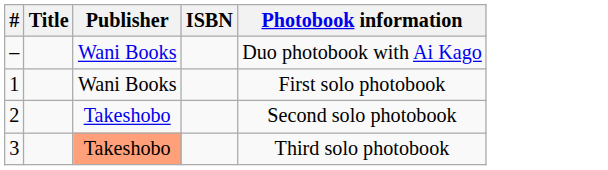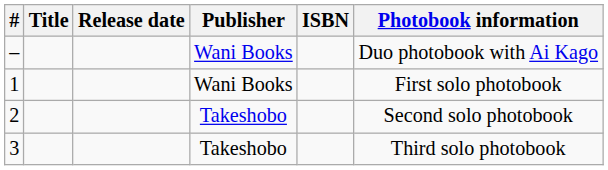+ column: (131, 20)
(127, 148) lightsalmon background -> (243, 148) no background
